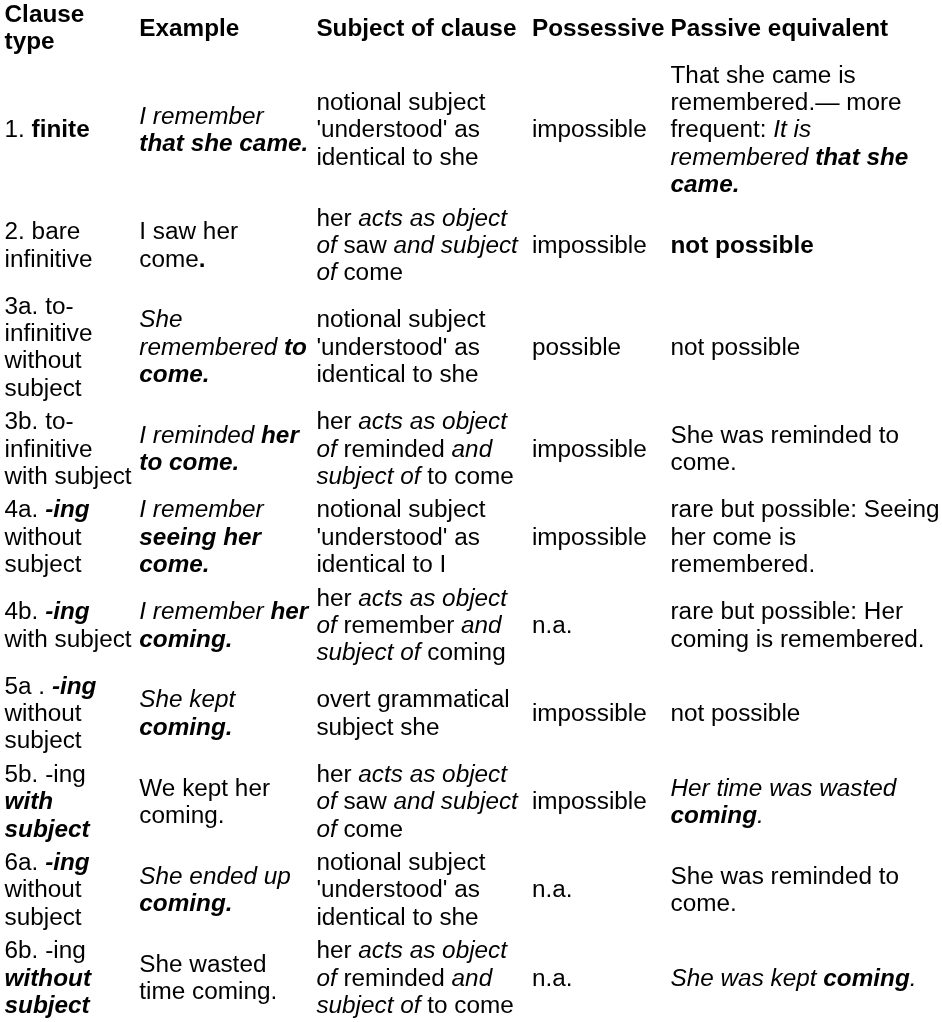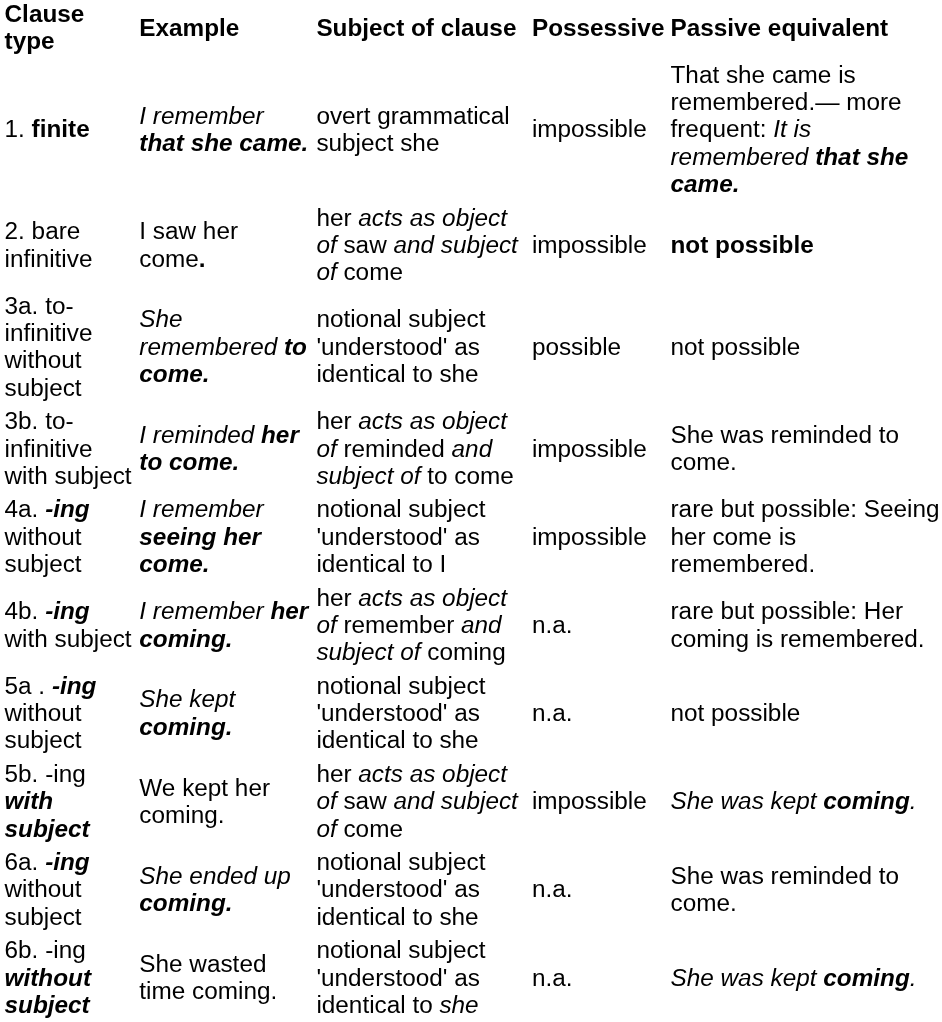(401, 129) notional subject 'understood' as identical to she -> (413, 129) overt grammatical subject she
(413, 713) overt grammatical subject she -> (401, 713) notional subject 'understood' as identical to she
(589, 713) impossible -> (552, 713) n.a.
(783, 801) Her time was wasted coming. -> (794, 801) She was kept coming.
(415, 977) her acts as object of reminded and subject of to come -> (401, 977) notional subject 'understood' as identical to she
